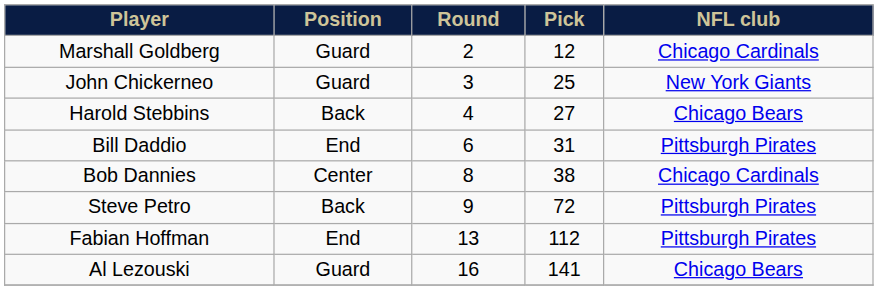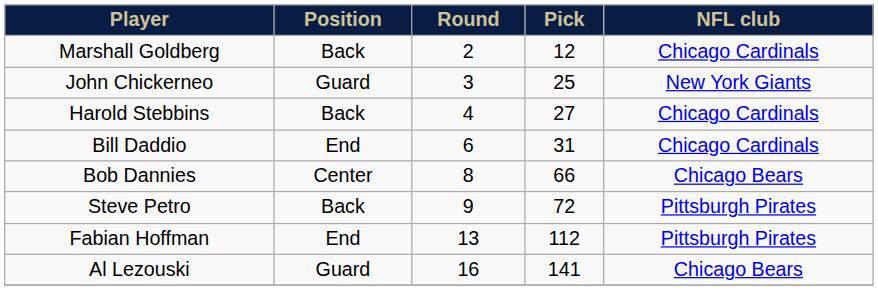(343, 51) Guard -> (343, 51) Back
(738, 113) Chicago Bears -> (738, 113) Chicago Cardinals
(738, 144) Pittsburgh Pirates -> (738, 144) Chicago Cardinals
(564, 176) 38 -> (564, 176) 66
(738, 176) Chicago Cardinals -> (738, 176) Chicago Bears
